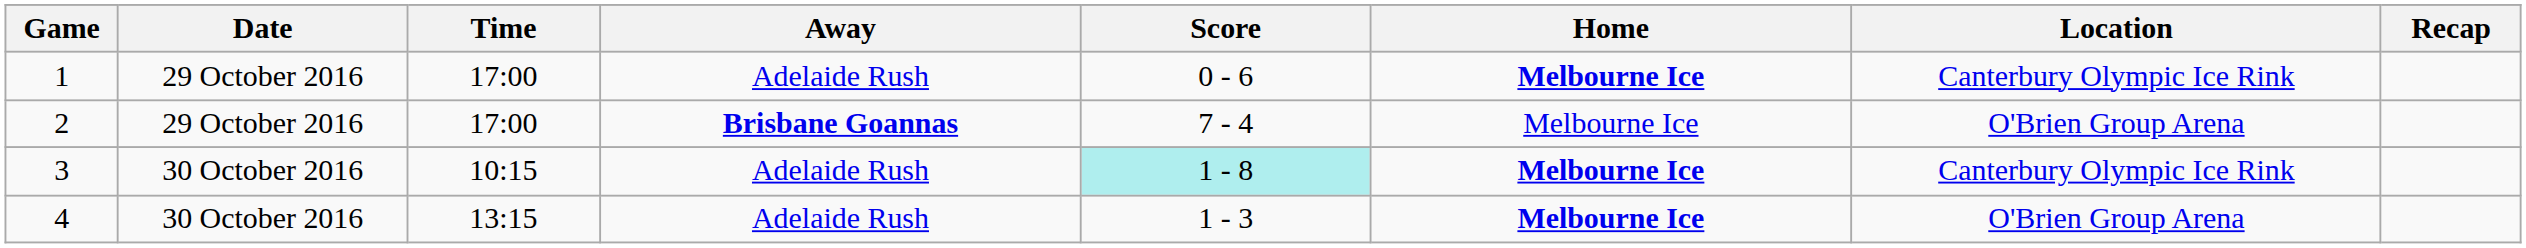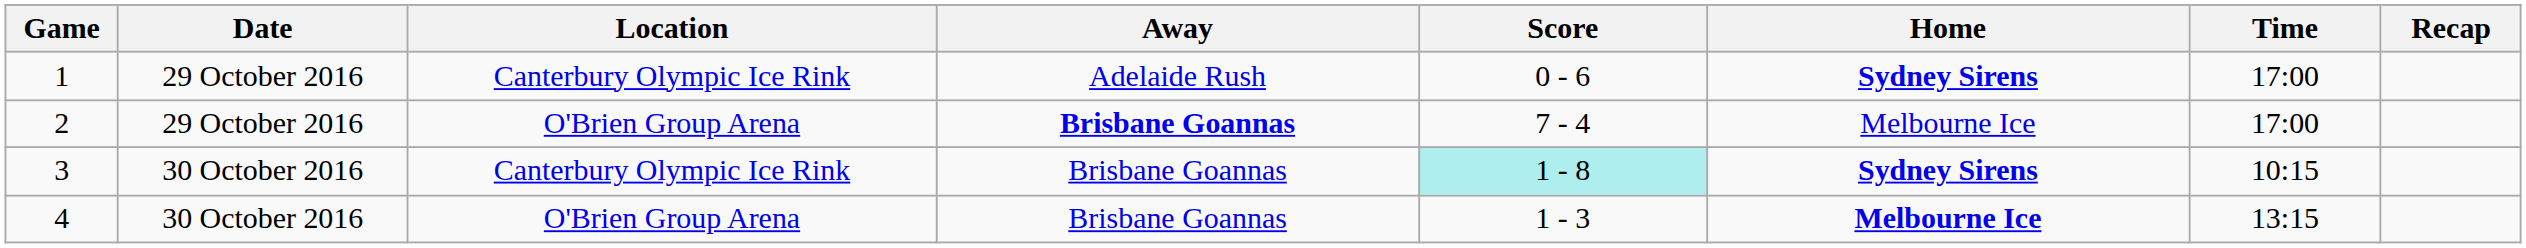columns swapped: (503, 28) <-> (2116, 28)
(1611, 75) Melbourne Ice -> (1948, 75) Sydney Sirens
(840, 170) Adelaide Rush -> (1178, 170) Brisbane Goannas
(1611, 170) Melbourne Ice -> (1948, 170) Sydney Sirens
(840, 218) Adelaide Rush -> (1178, 218) Brisbane Goannas
